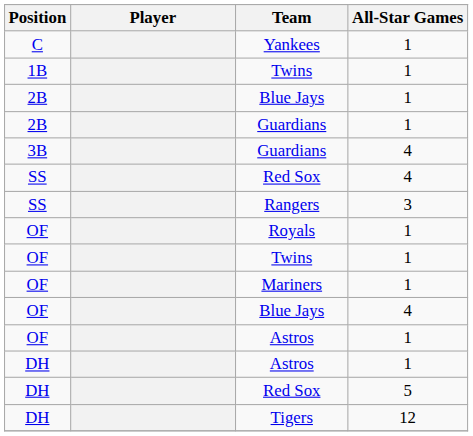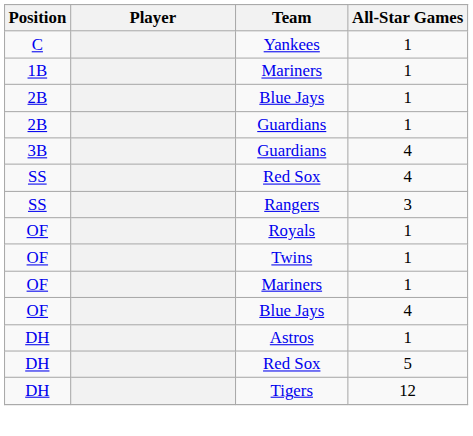- row: (37, 71)
+ row: (37, 71)
- row: (37, 337)
